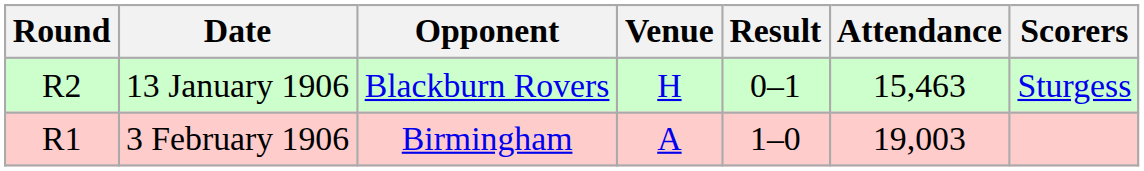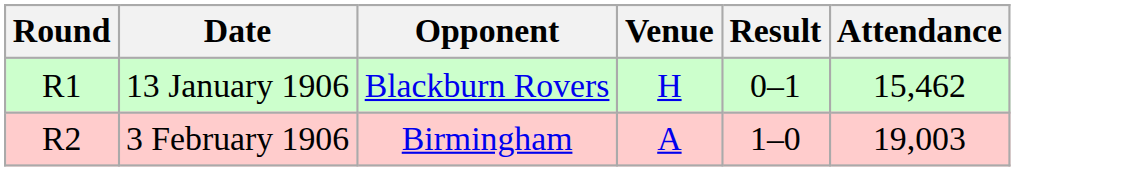- column: (1074, 31)
(62, 84) R2 -> (62, 84) R1
(919, 84) 15,463 -> (919, 84) 15,462
(62, 138) R1 -> (62, 138) R2
